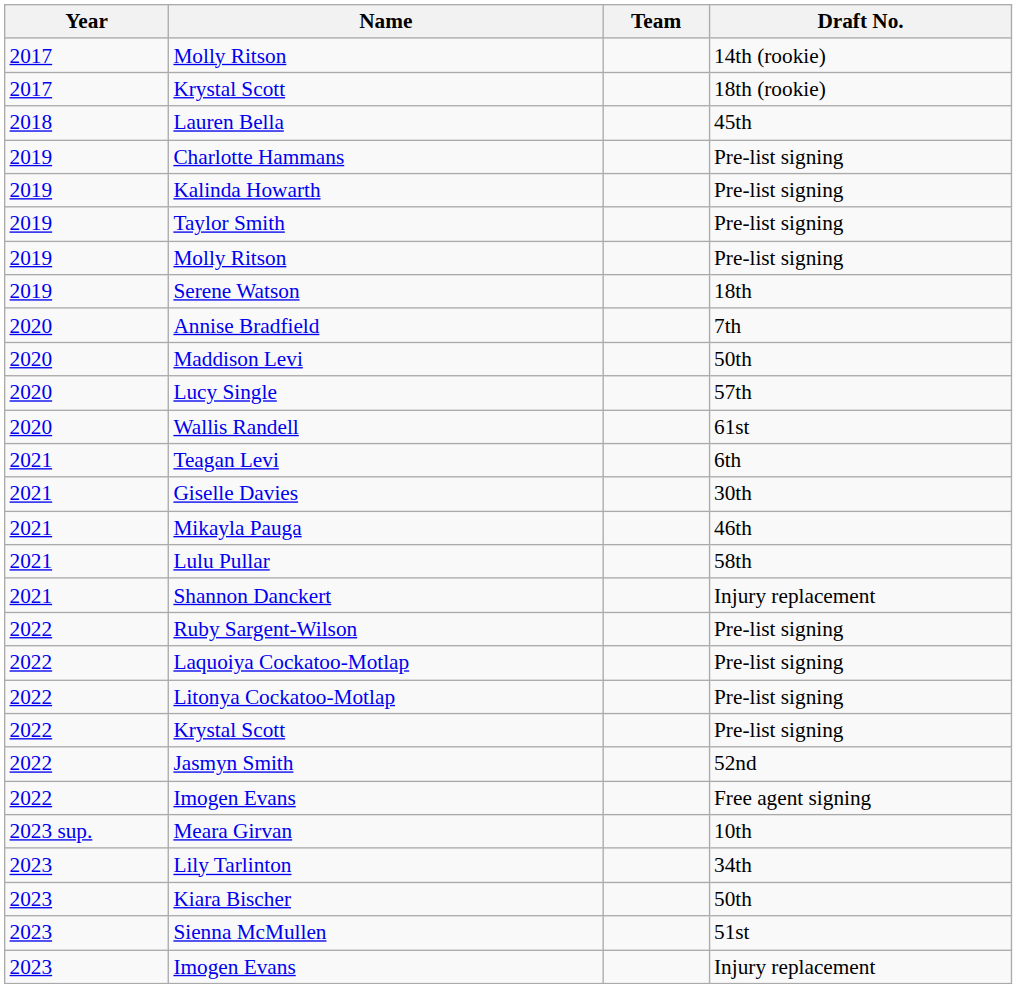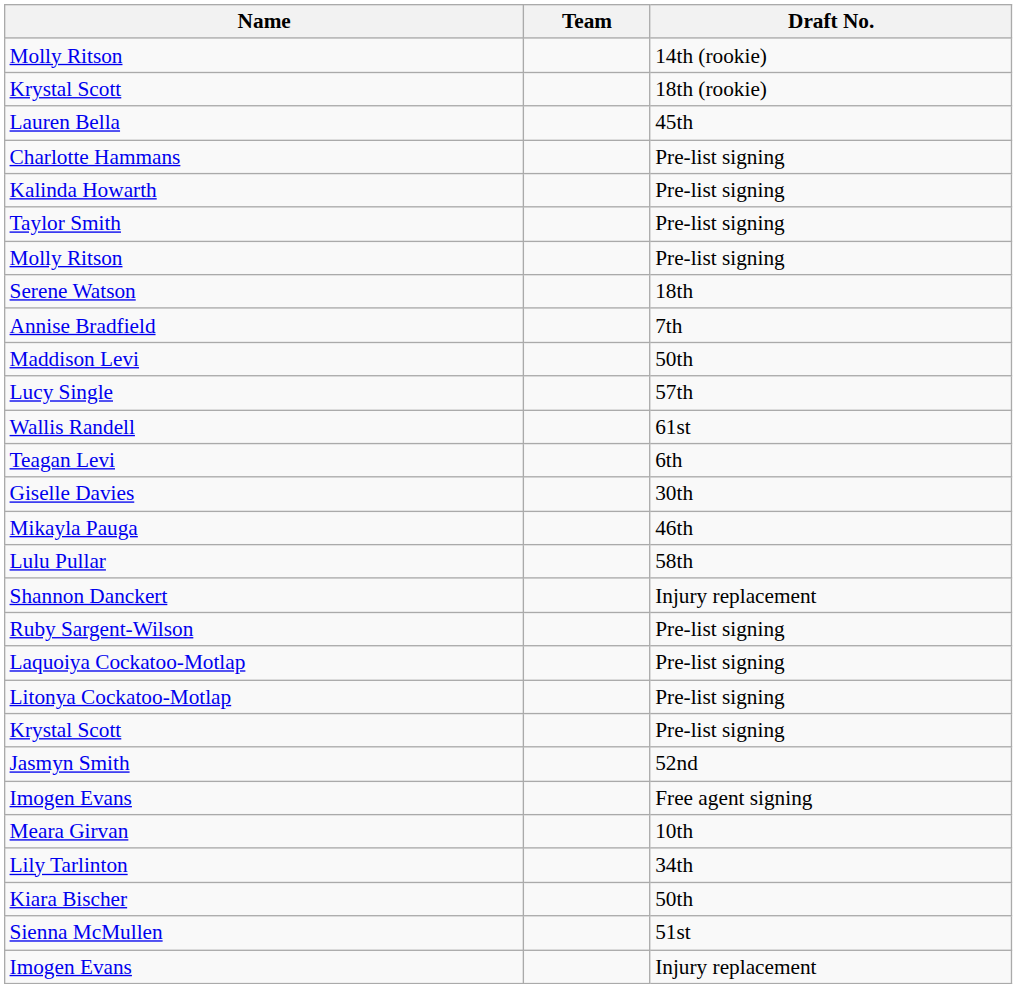- column: (87, 21)
